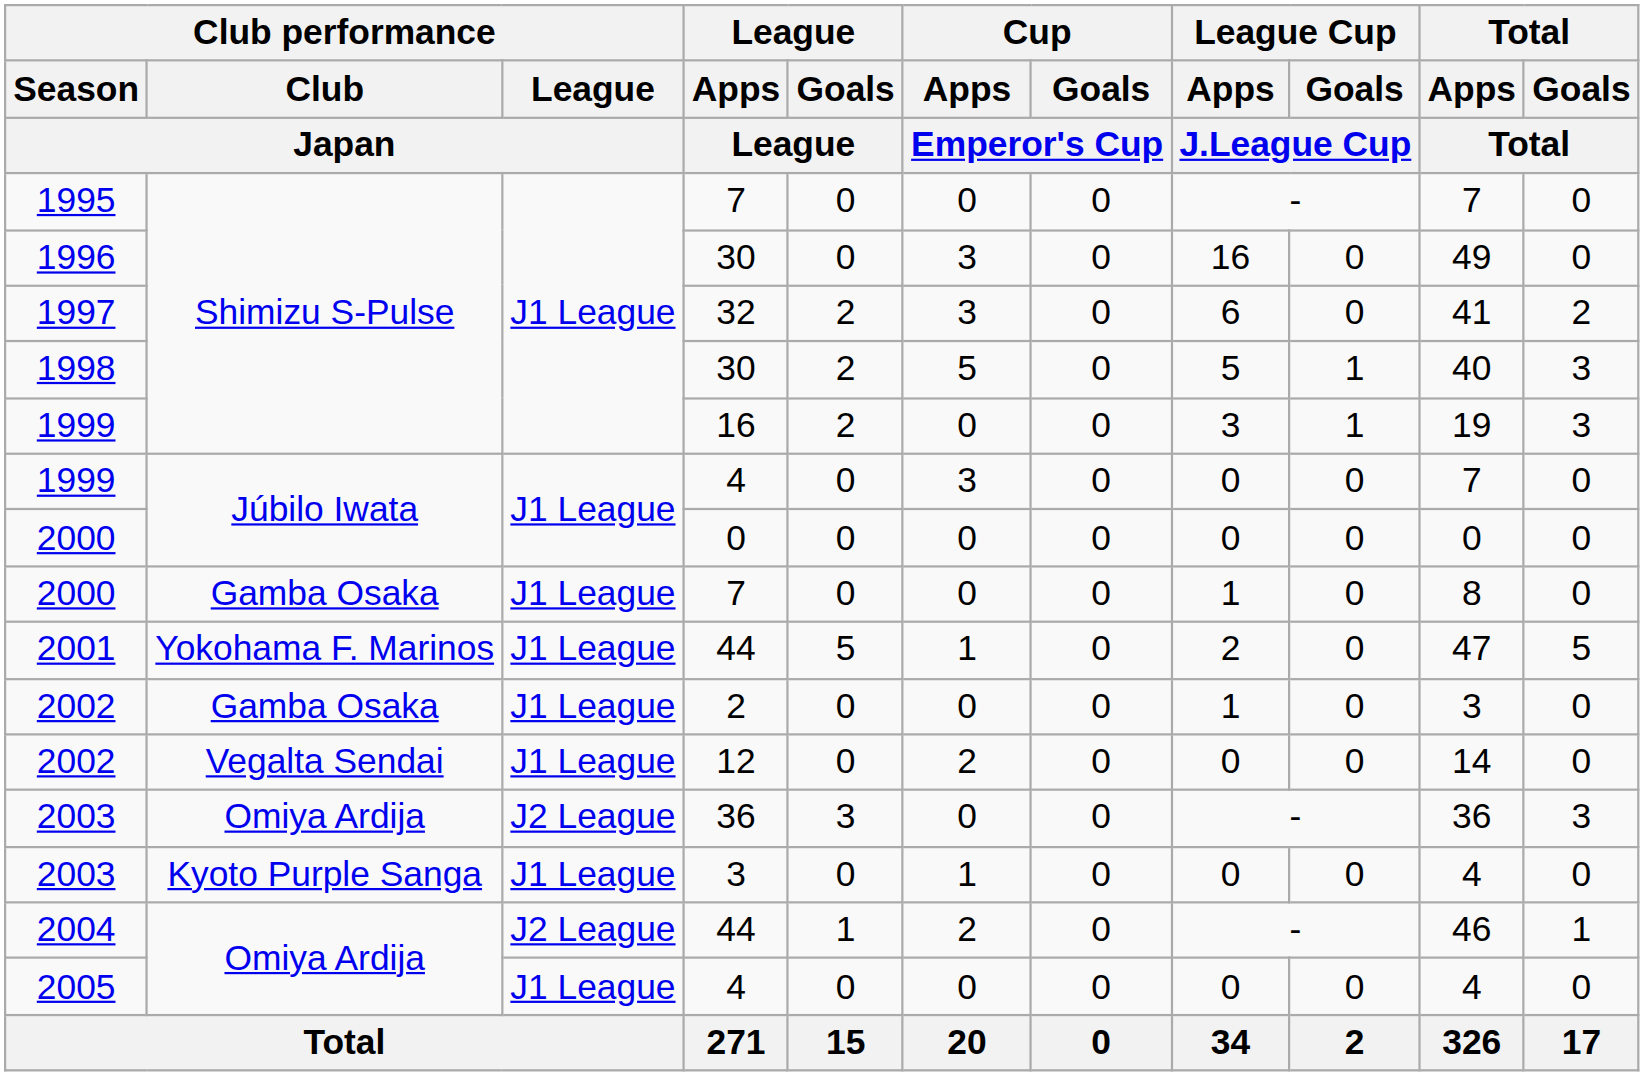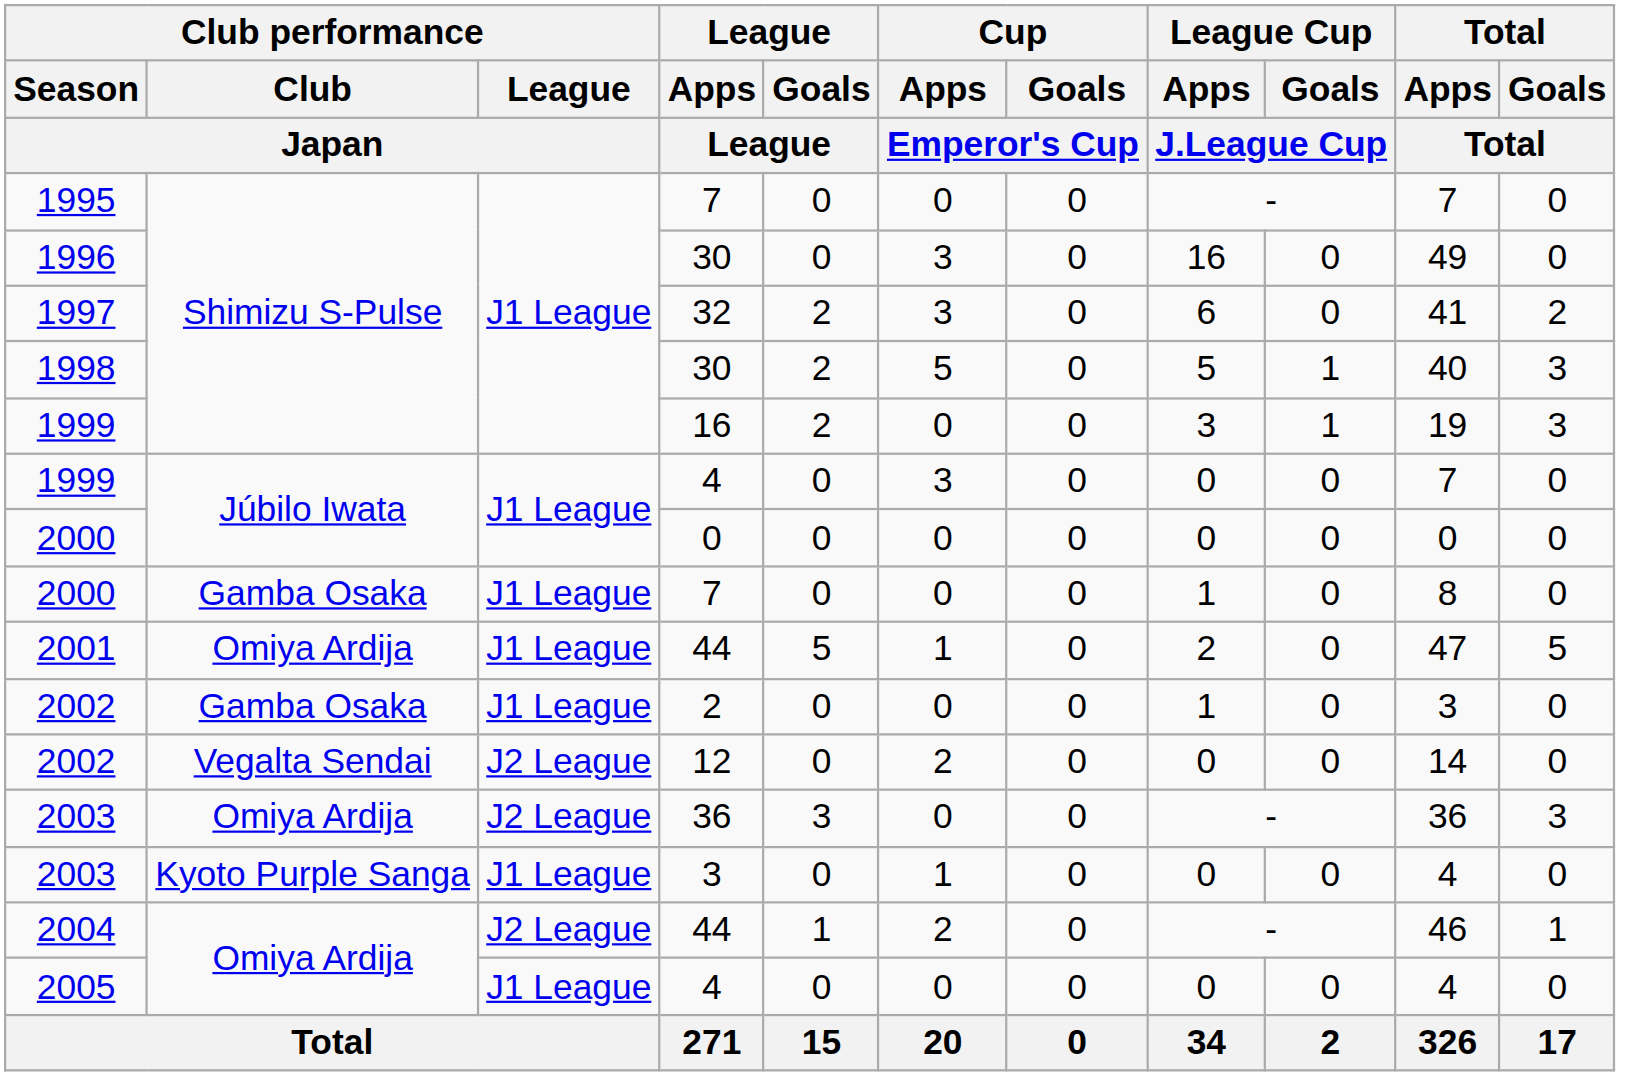(325, 649) Yokohama F. Marinos -> (313, 649) Omiya Ardija
(593, 761) J1 League -> (569, 761) J2 League
